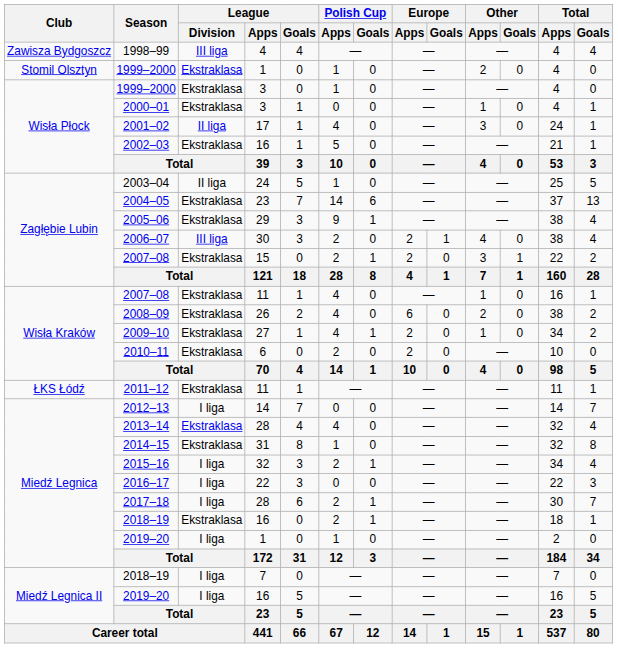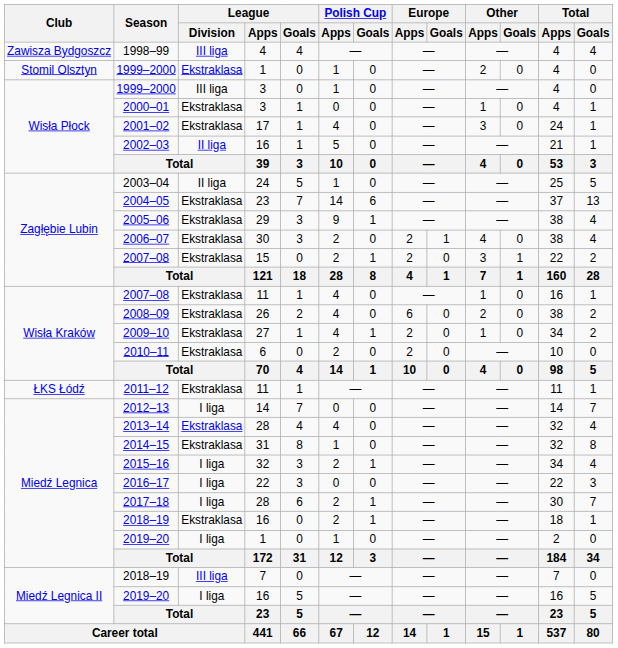(212, 88) Ekstraklasa -> (212, 88) III liga
(212, 126) II liga -> (212, 126) Ekstraklasa
(212, 145) Ekstraklasa -> (212, 145) II liga
(212, 239) III liga -> (212, 239) Ekstraklasa
(212, 577) I liga -> (212, 577) III liga
